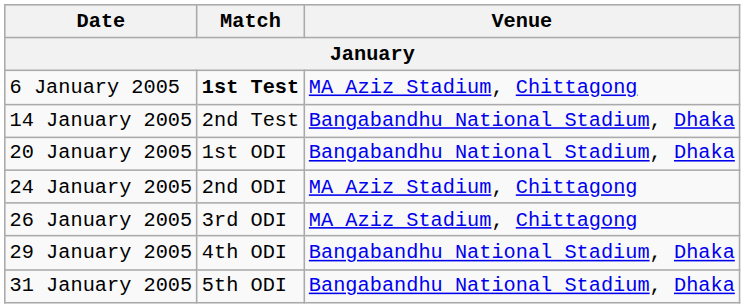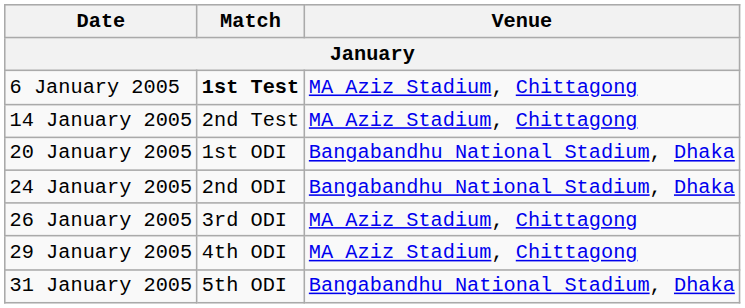(522, 120) Bangabandhu National Stadium, Dhaka -> (473, 120) MA Aziz Stadium, Chittagong
(473, 187) MA Aziz Stadium, Chittagong -> (522, 187) Bangabandhu National Stadium, Dhaka
(522, 253) Bangabandhu National Stadium, Dhaka -> (473, 253) MA Aziz Stadium, Chittagong
